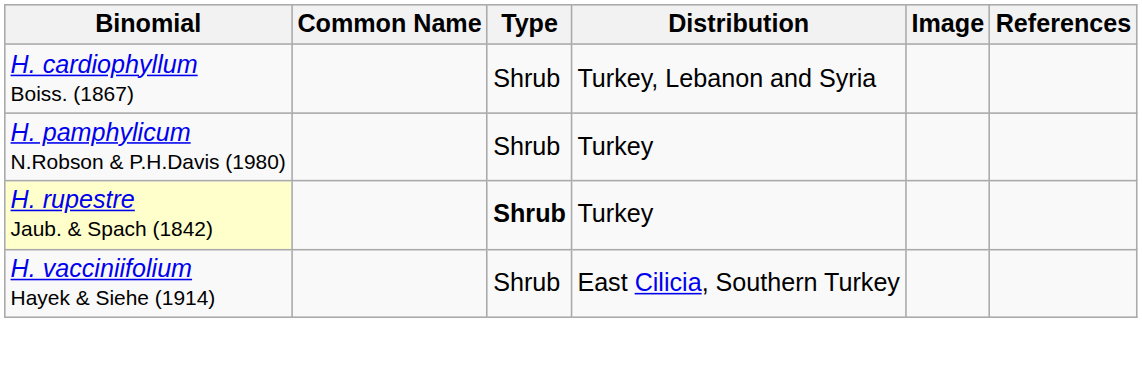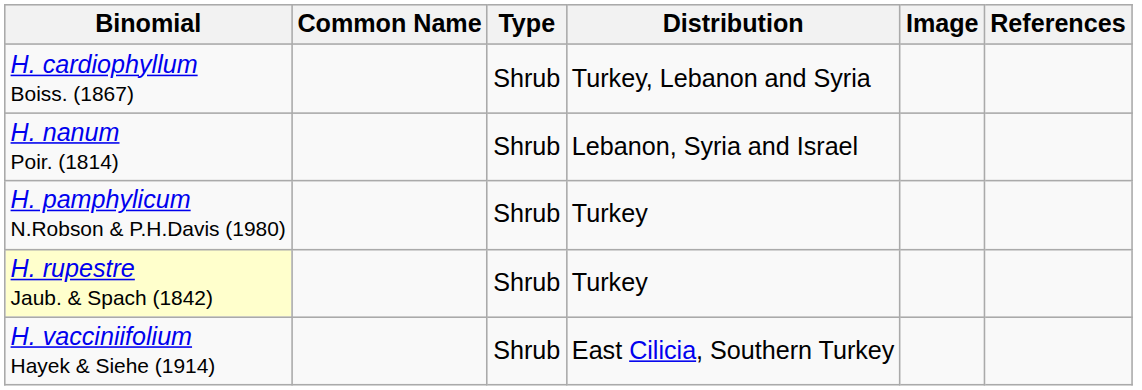+ row: (65, 146)
(530, 214) bold -> (527, 282) normal
